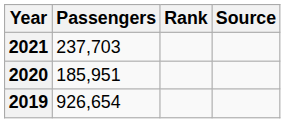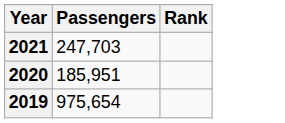- column: (246, 18)
(88, 46) 237,703 -> (88, 46) 247,703
(88, 103) 926,654 -> (88, 103) 975,654
